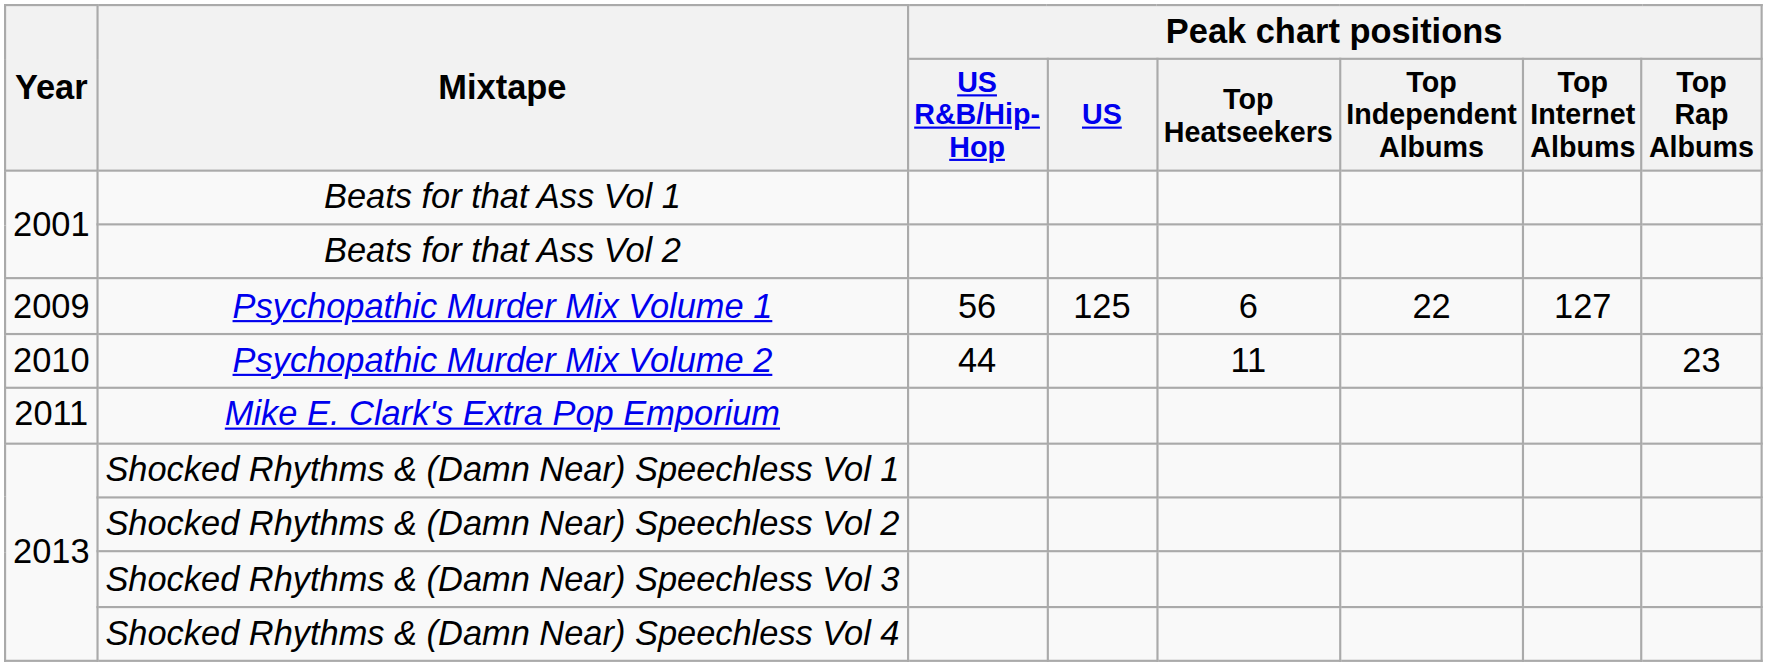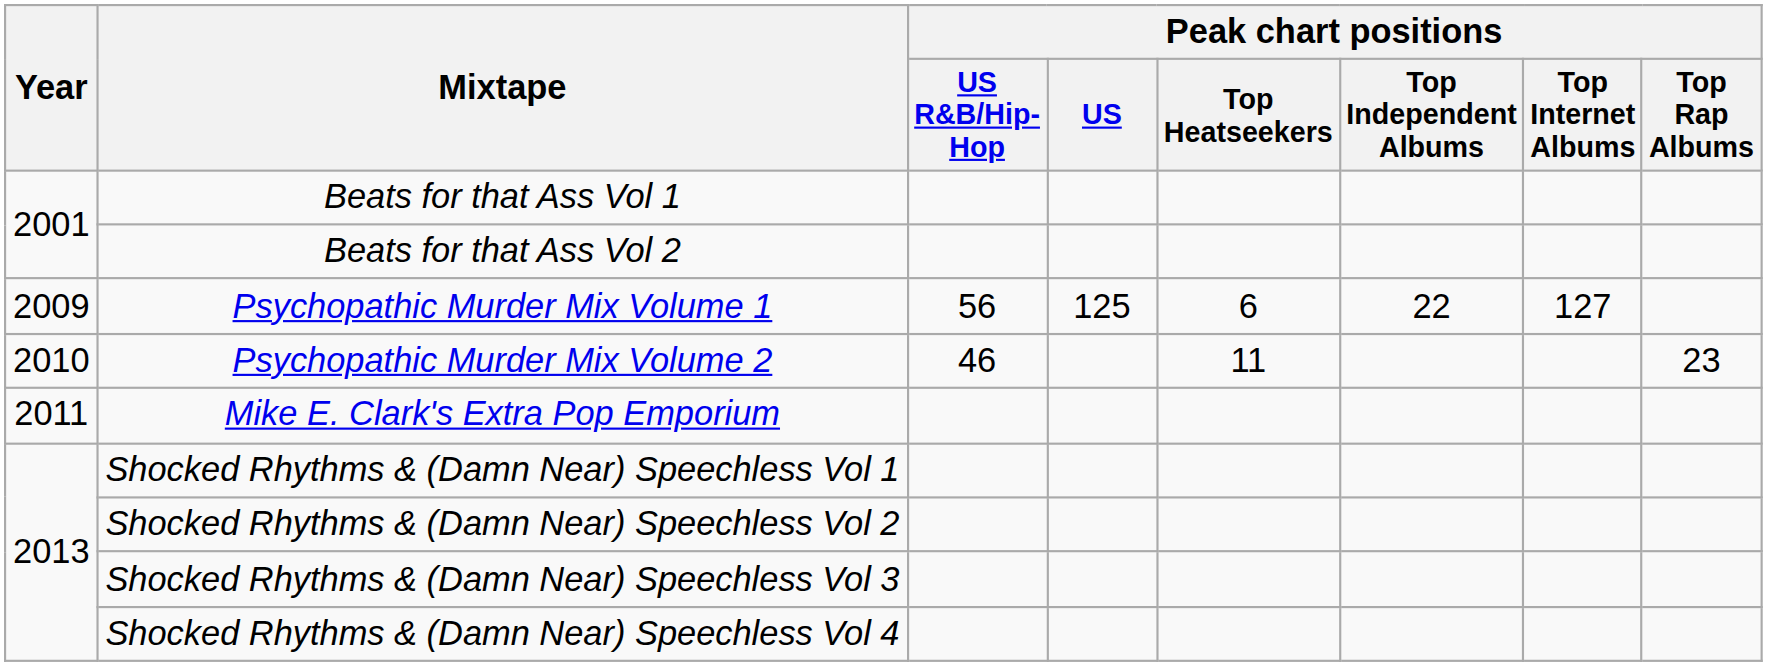(977, 360) 44 -> (977, 360) 46
